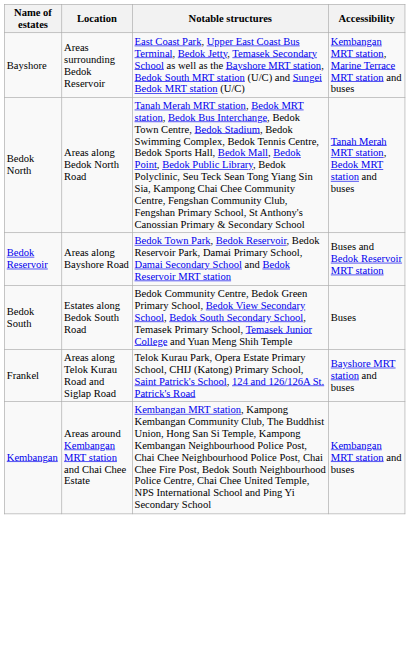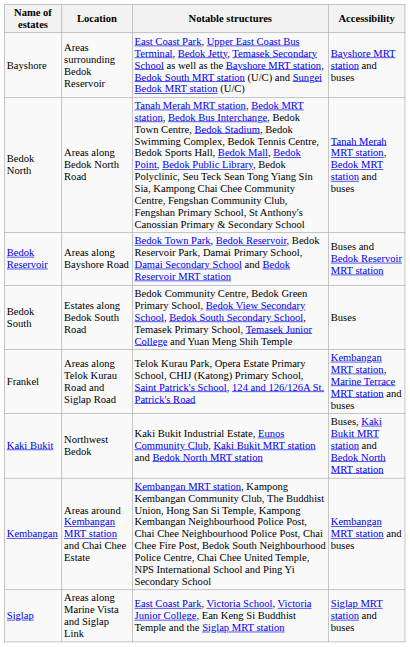(366, 65) Kembangan MRT station, Marine Terrace MRT station and buses -> (363, 65) Bayshore MRT station and buses
(363, 375) Bayshore MRT station and buses -> (366, 381) Kembangan MRT station, Marine Terrace MRT station and buses
+ row: (30, 445)
+ row: (20, 616)
